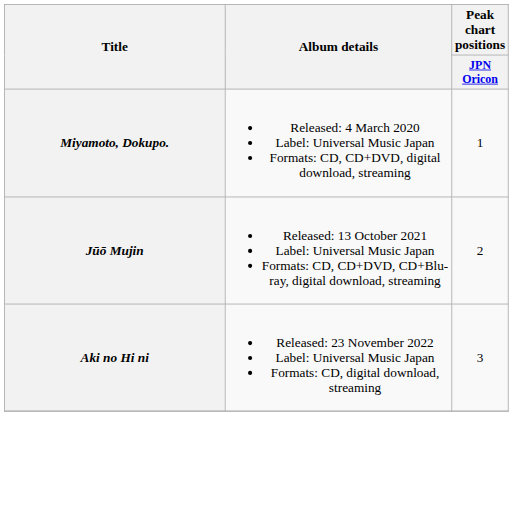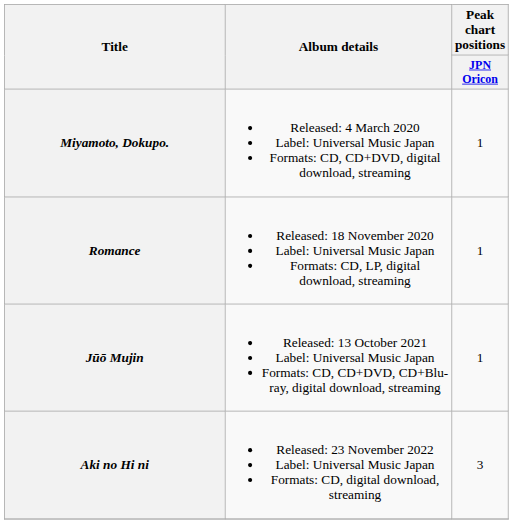+ row: (115, 250)
(480, 250) 2 -> (480, 357) 1
